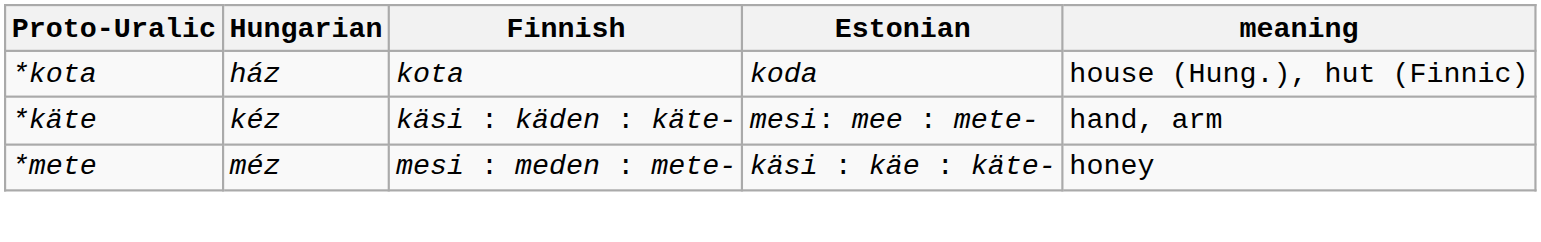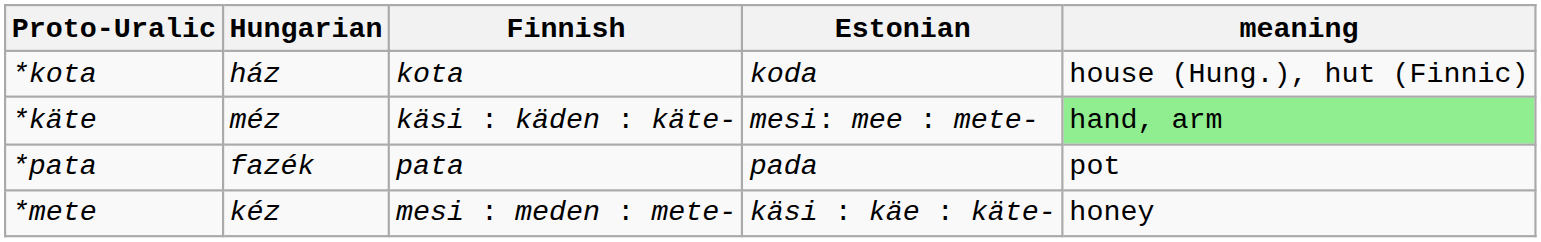(255, 121) kéz -> (255, 121) méz
(1146, 121) no background -> (1146, 121) lightgreen background
+ row: (54, 167)
(255, 167) méz -> (255, 213) kéz
